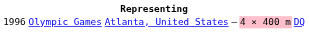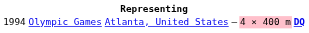(14, 22) 1996 -> (14, 22) 1994
(299, 22) normal -> (299, 22) bold
